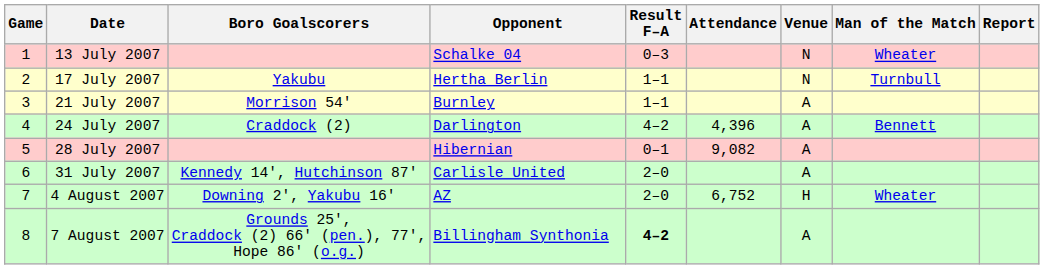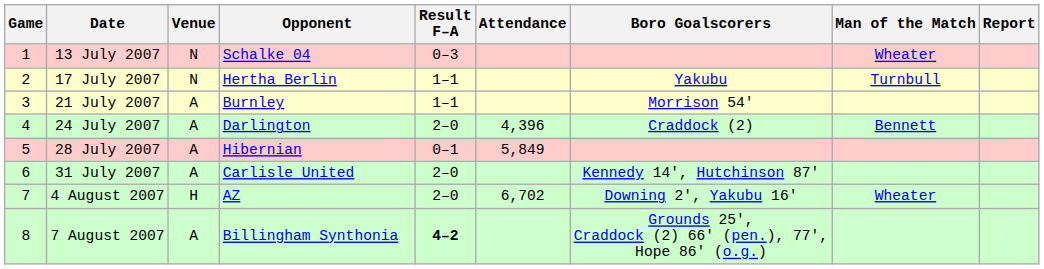columns swapped: (806, 24) <-> (299, 24)
(656, 126) 4–2 -> (445, 126) 2–0
(733, 149) 9,082 -> (523, 149) 5,849
(733, 196) 6,752 -> (523, 196) 6,702
